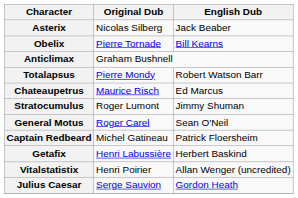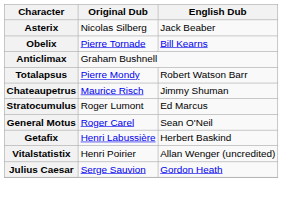(199, 91) Ed Marcus -> (194, 91) Jimmy Shuman
(210, 106) Jimmy Shuman -> (184, 106) Ed Marcus
- row: (49, 138)
